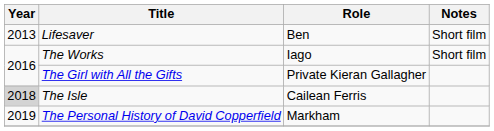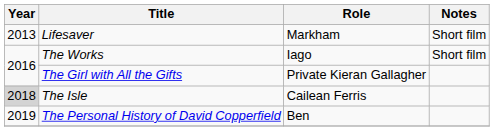(298, 34) Ben -> (313, 34) Markham
(313, 116) Markham -> (298, 116) Ben
